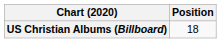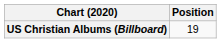(193, 29) 18 -> (193, 29) 19
